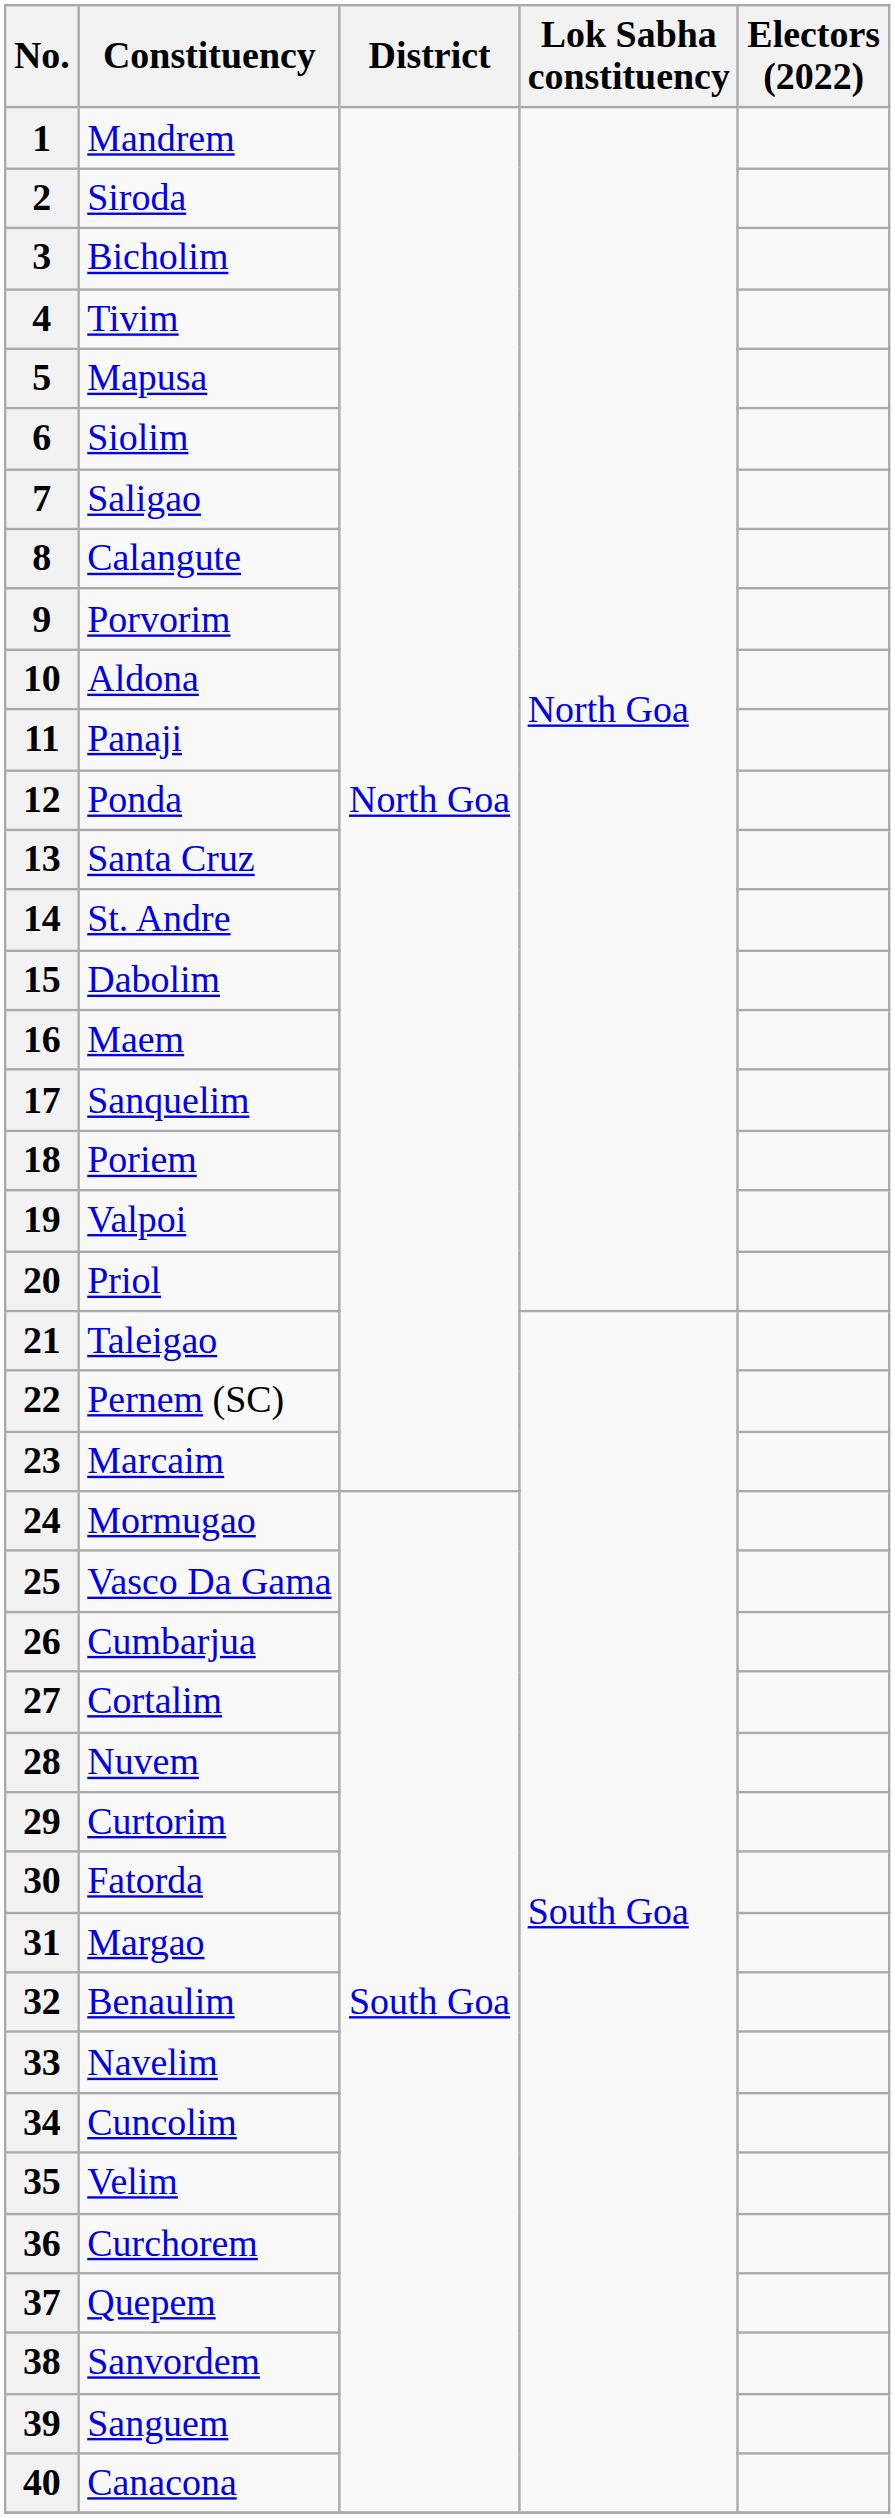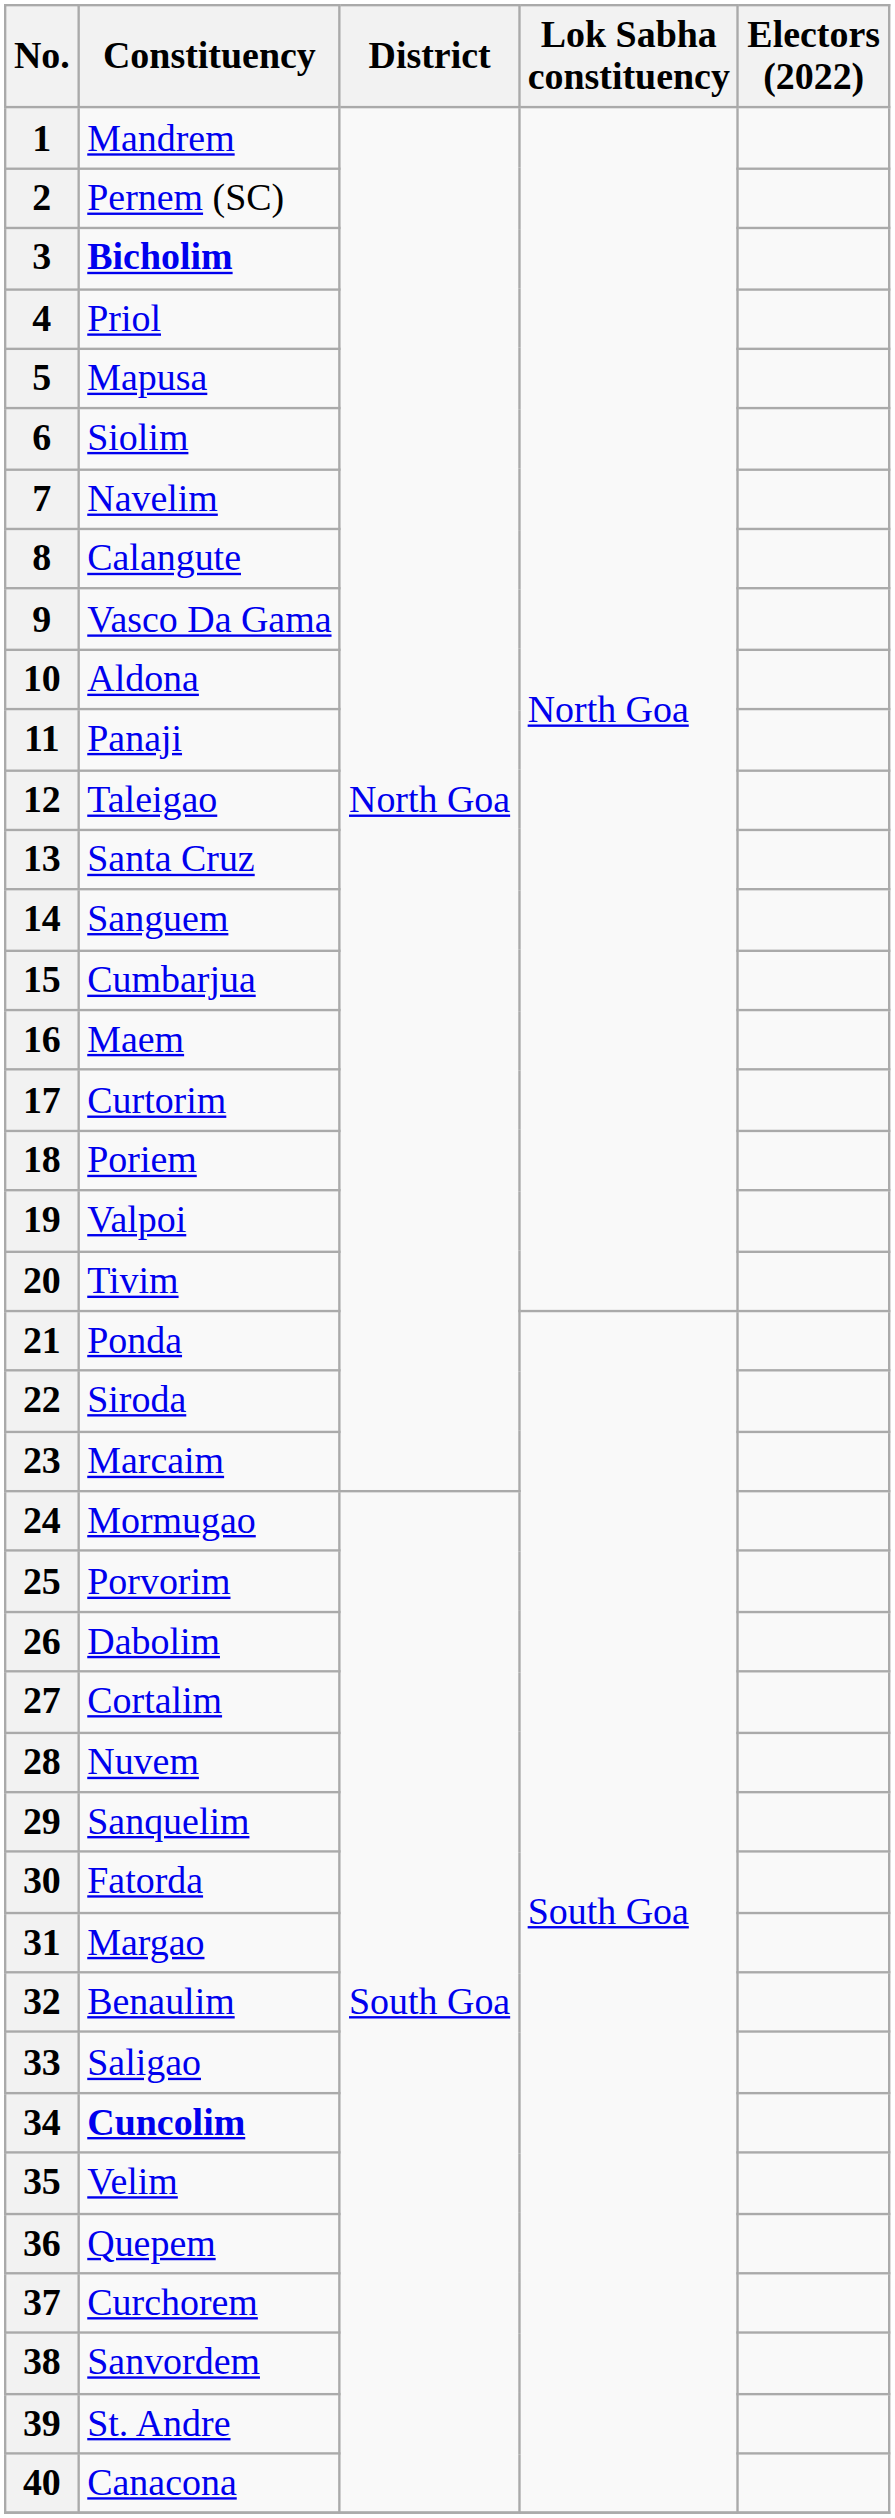(137, 197) Siroda -> (186, 197) Pernem (SC)
(158, 257) normal -> (160, 257) bold
(133, 317) Tivim -> (124, 317) Priol
(144, 498) Saligao -> (153, 498) Navelim
(159, 618) Porvorim -> (209, 618) Vasco Da Gama
(135, 798) Ponda -> (152, 798) Taleigao
(159, 919) St. Andre -> (158, 919) Sanguem
(154, 979) Dabolim -> (171, 979) Cumbarjua
(168, 1099) Sanquelim -> (157, 1099) Curtorim
(124, 1280) Priol -> (133, 1280) Tivim
(152, 1340) Taleigao -> (135, 1340) Ponda
(186, 1400) Pernem (SC) -> (137, 1400) Siroda
(209, 1580) Vasco Da Gama -> (159, 1580) Porvorim
(171, 1640) Cumbarjua -> (154, 1640) Dabolim
(157, 1821) Curtorim -> (168, 1821) Sanquelim
(153, 2061) Navelim -> (144, 2061) Saligao
(162, 2121) normal -> (166, 2121) bold
(173, 2242) Curchorem -> (151, 2242) Quepem
(151, 2302) Quepem -> (173, 2302) Curchorem
(158, 2422) Sanguem -> (159, 2422) St. Andre
